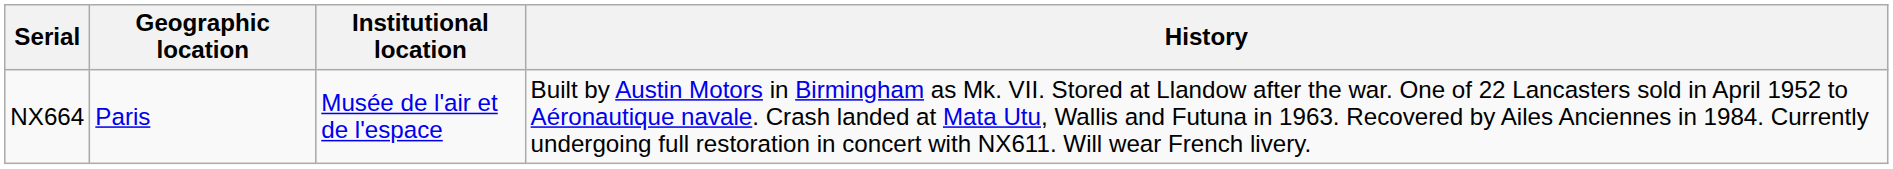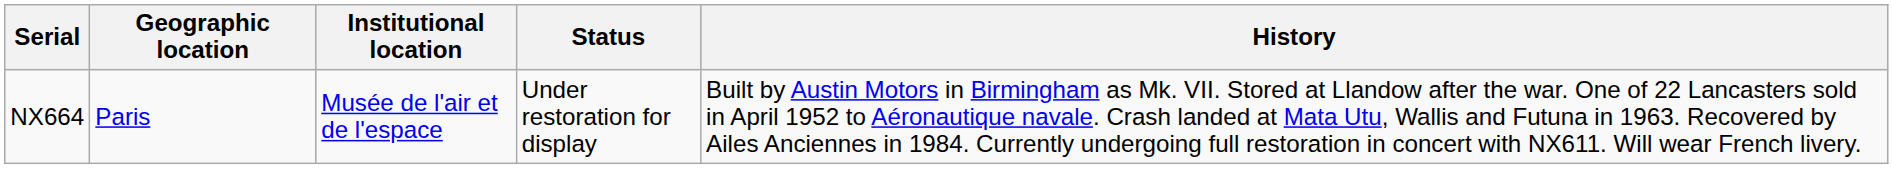+ column: (608, 37)
